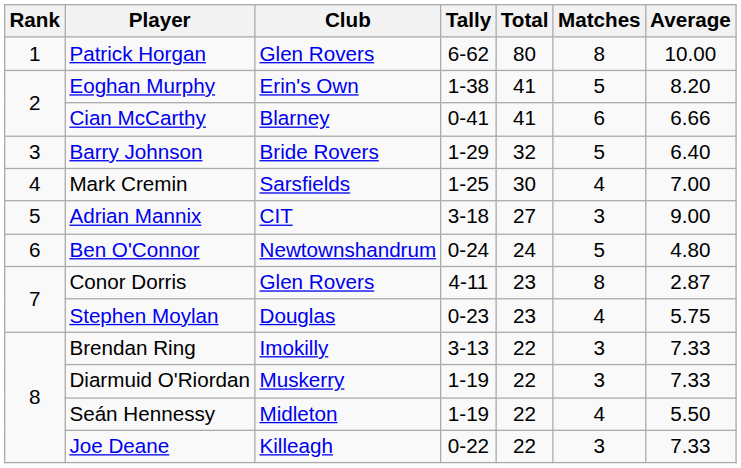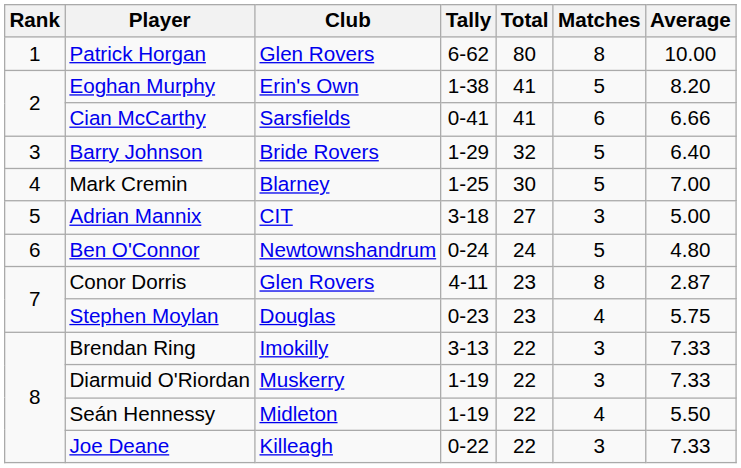(294, 119) Blarney -> (305, 119) Sarsfields
(305, 184) Sarsfields -> (294, 184) Blarney
(599, 184) 4 -> (599, 184) 5
(690, 217) 9.00 -> (690, 217) 5.00
